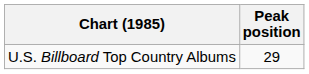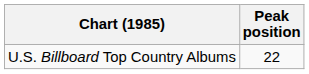(272, 56) 29 -> (272, 56) 22
